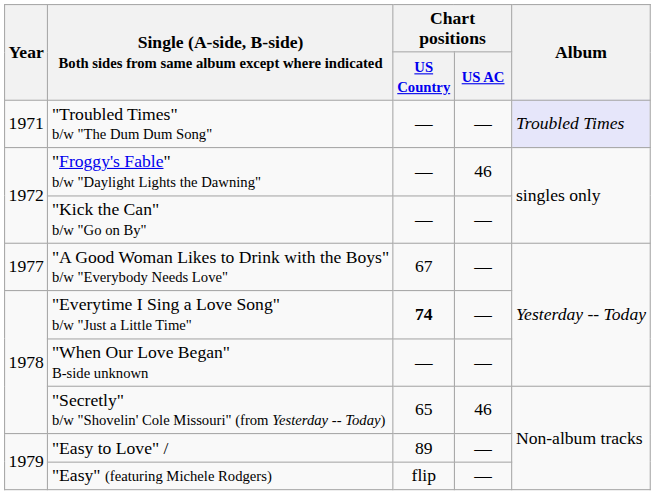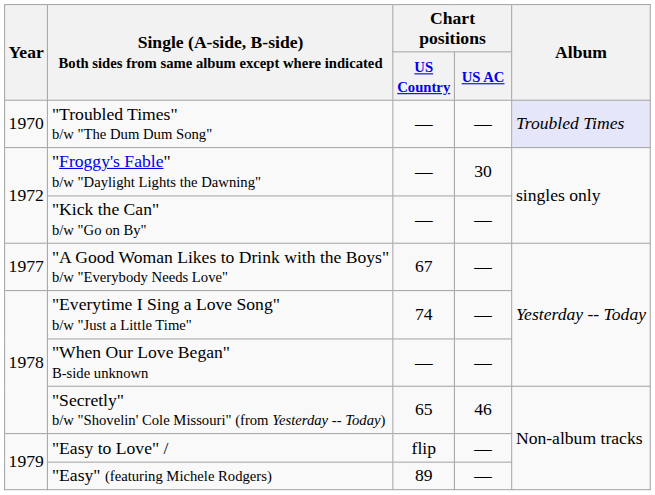(26, 123) 1971 -> (26, 123) 1970
(483, 171) 46 -> (483, 171) 30
(424, 314) bold -> (424, 314) normal
(424, 447) 89 -> (424, 447) flip
(424, 475) flip -> (424, 475) 89
